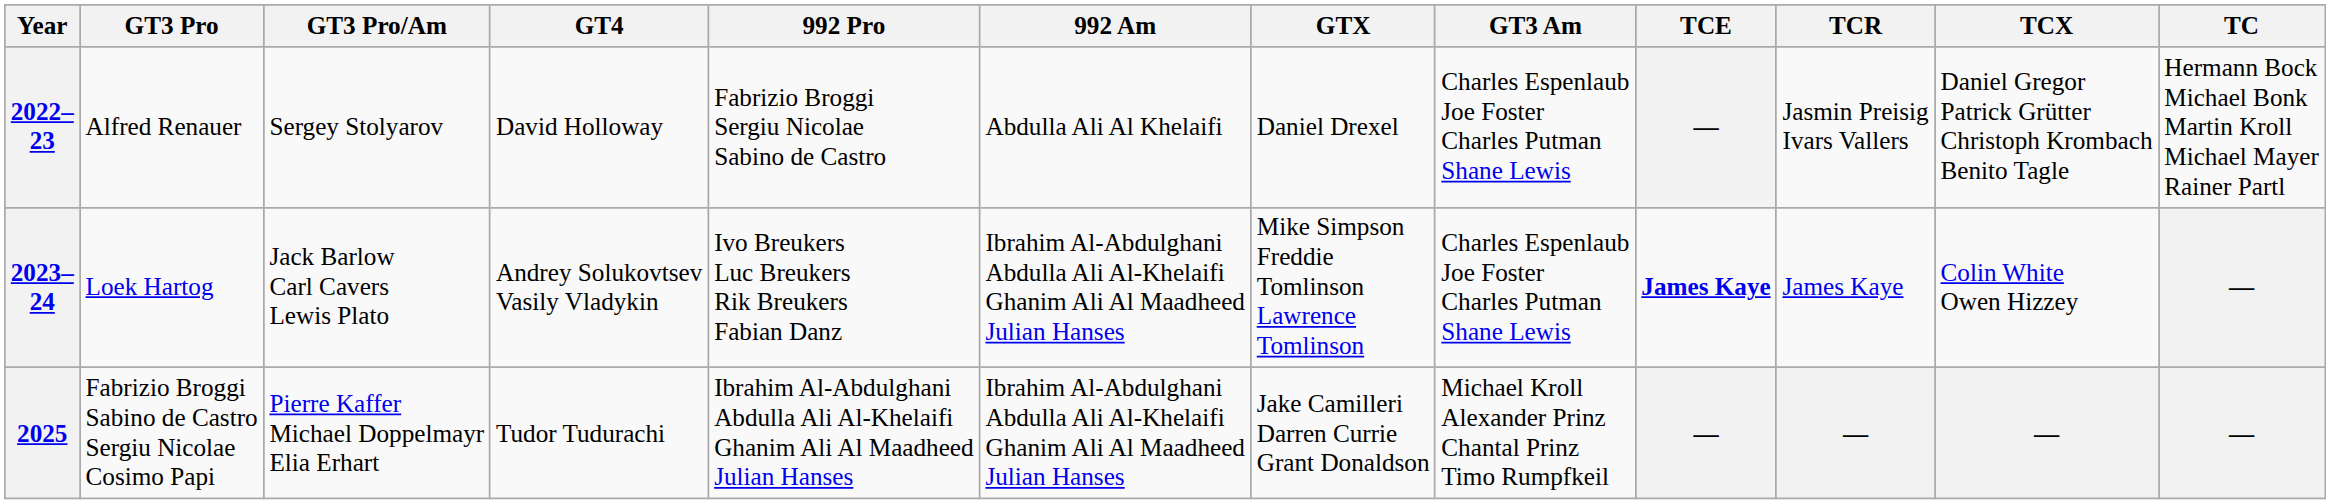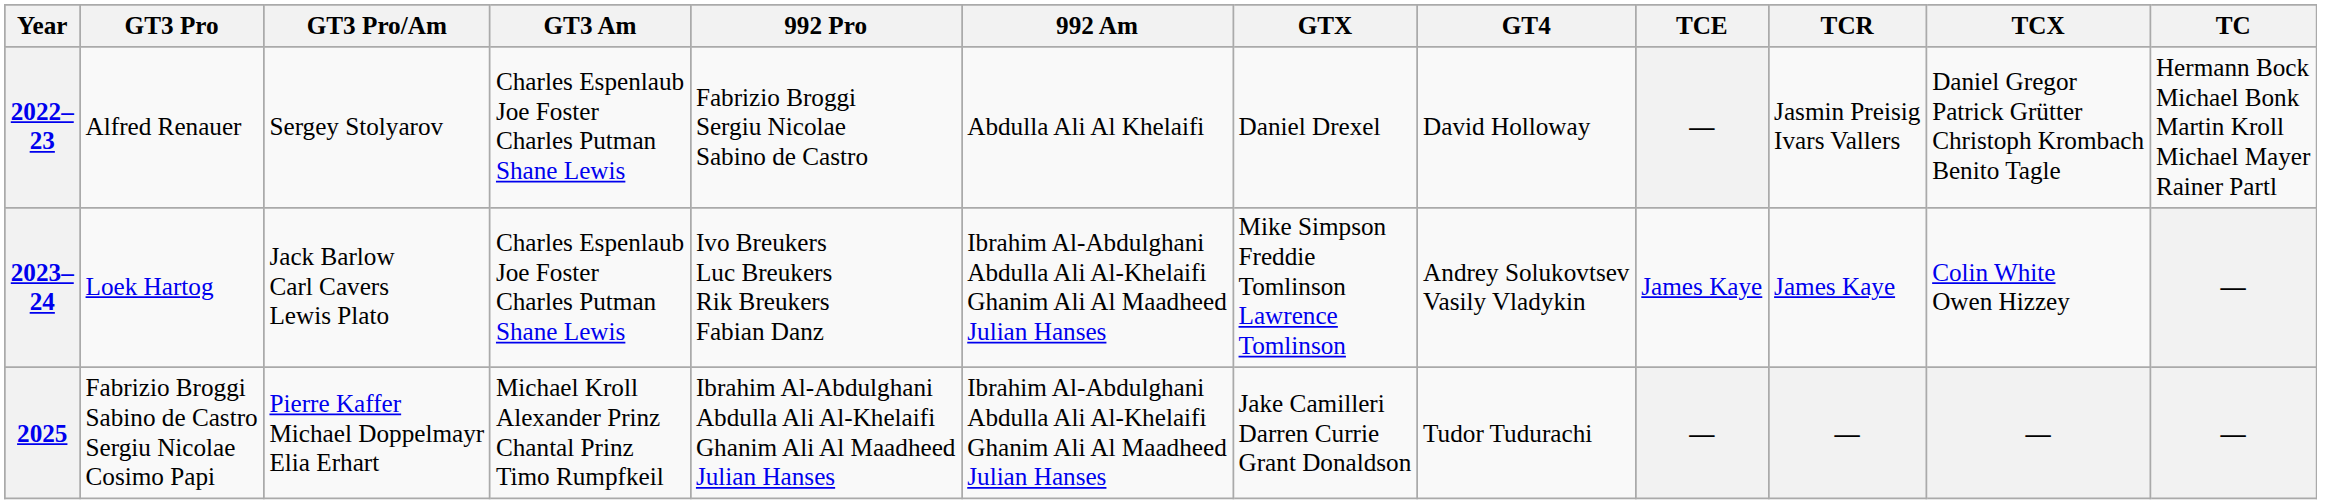columns swapped: (1535, 25) <-> (599, 25)
(1706, 287) bold -> (1702, 287) normal
